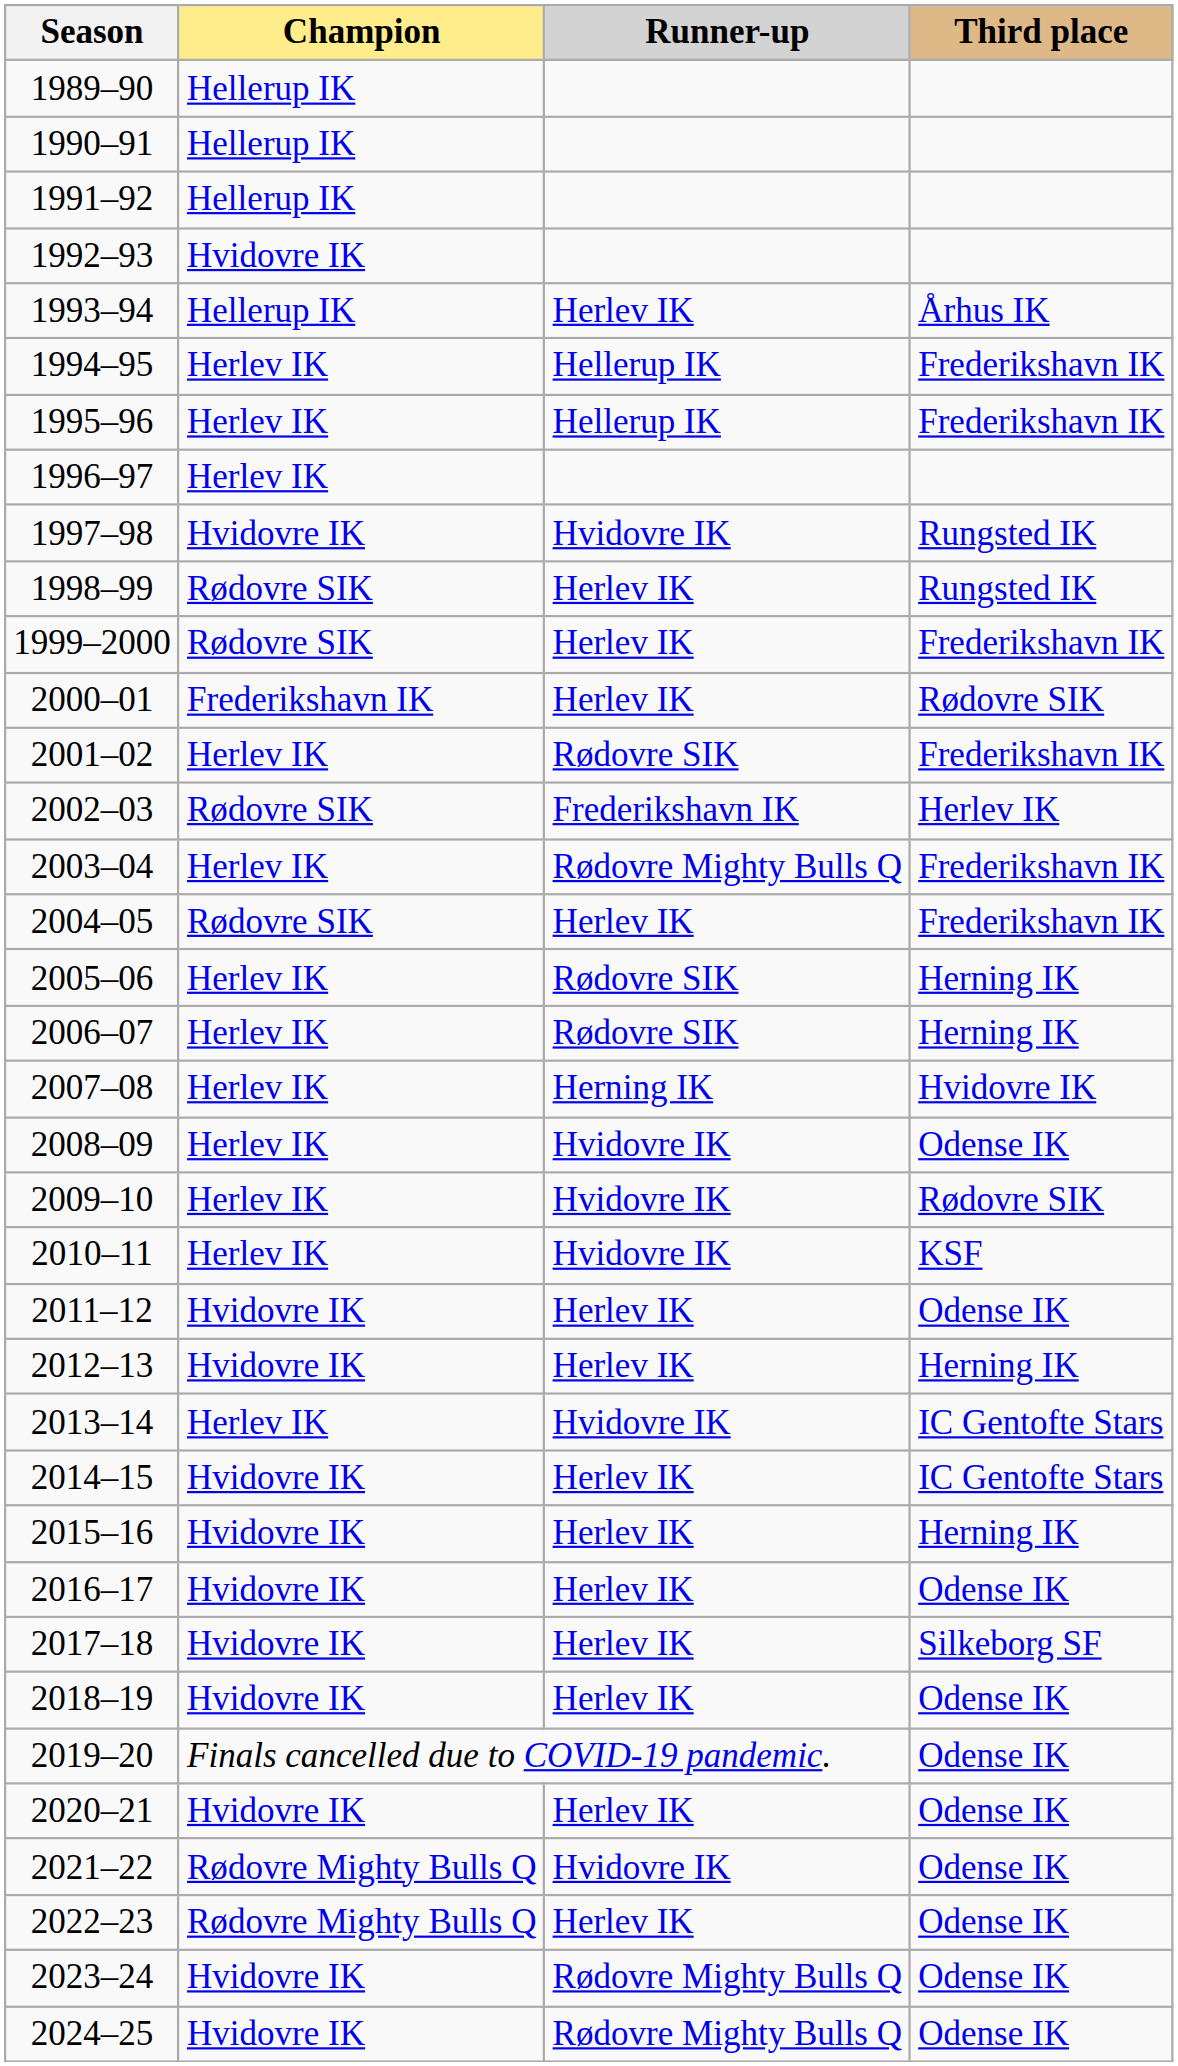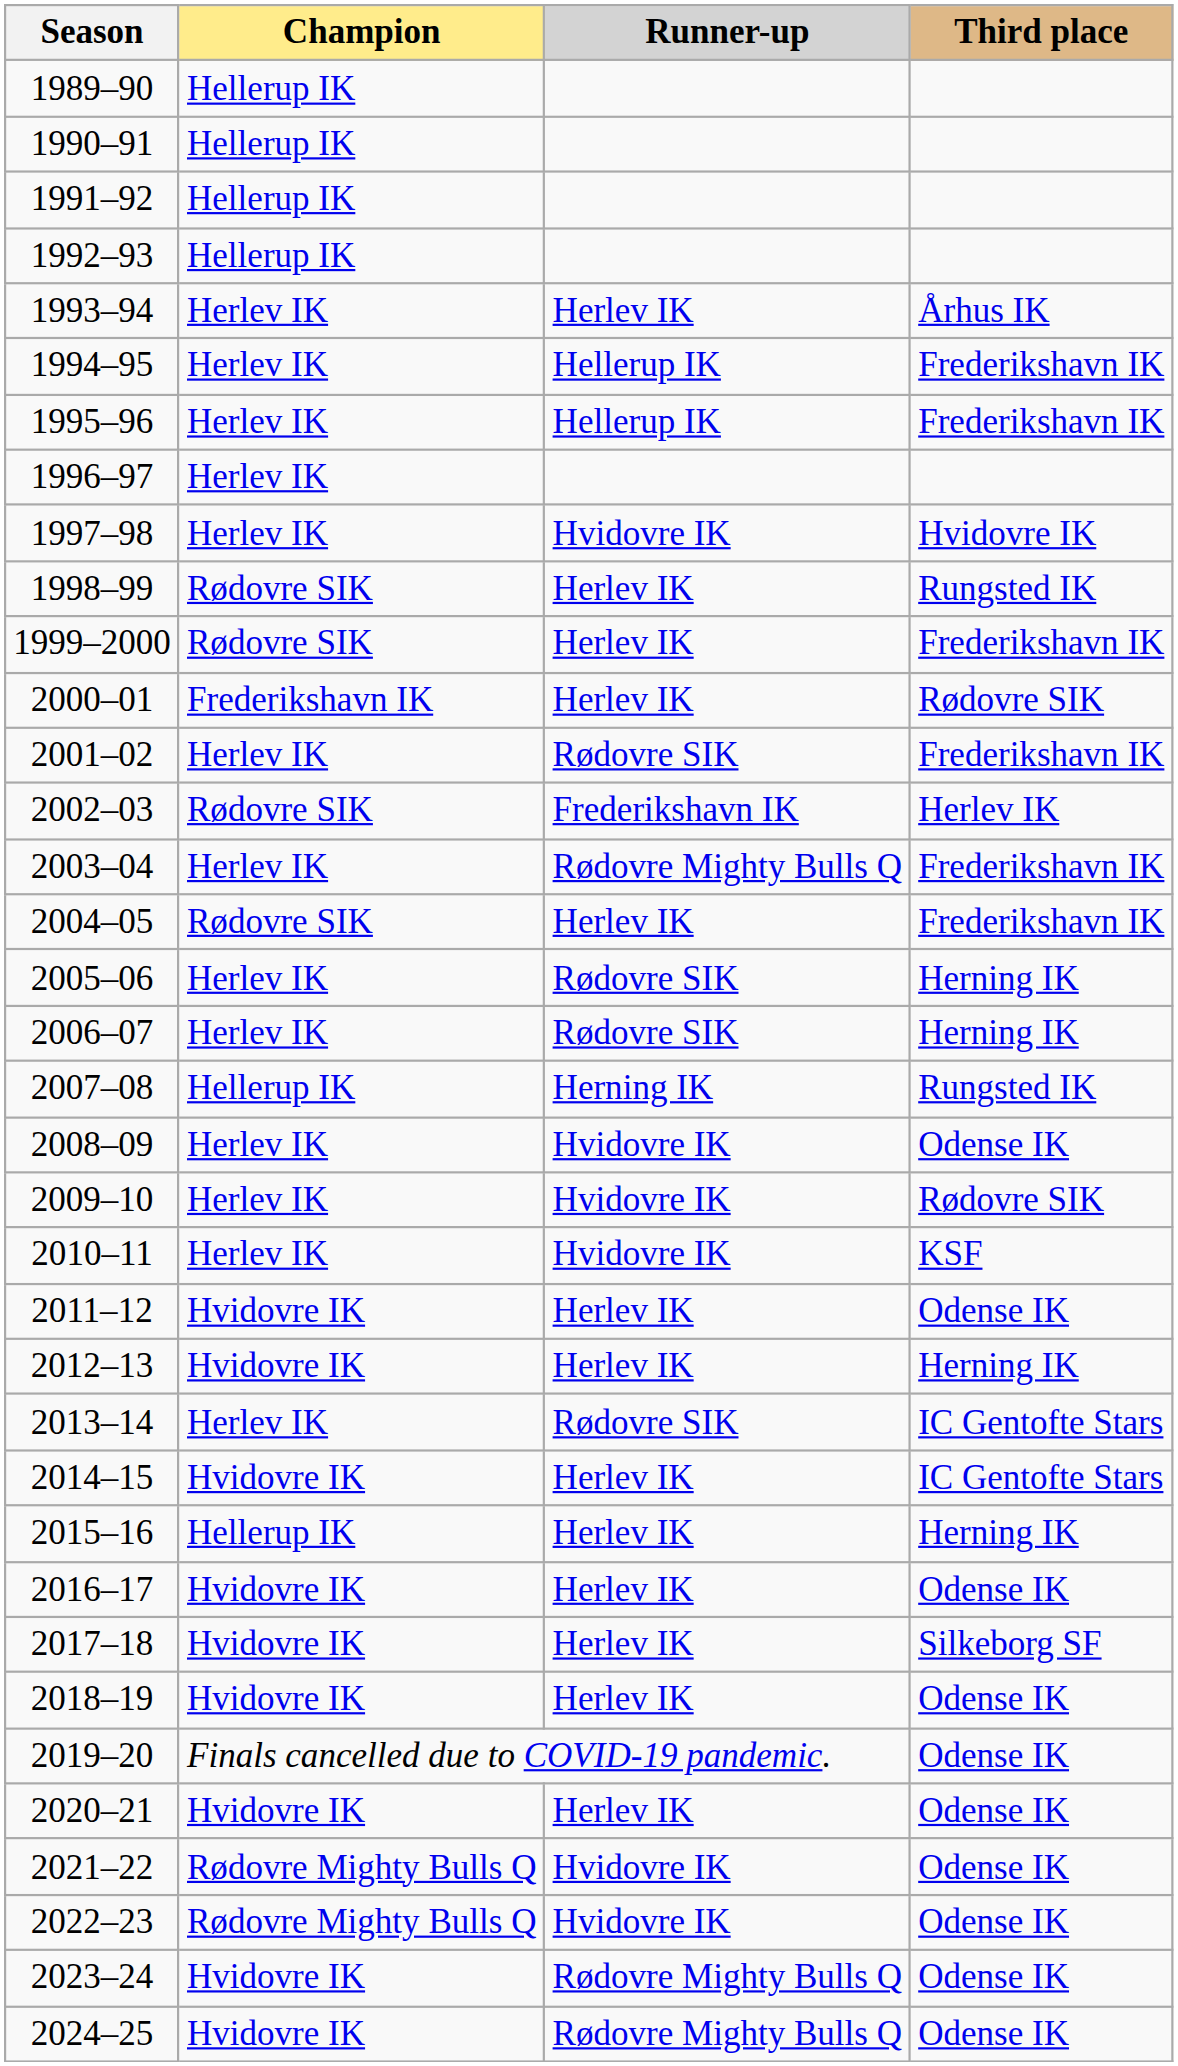(276, 254) Hvidovre IK -> (271, 254) Hellerup IK
(271, 310) Hellerup IK -> (258, 310) Herlev IK
(276, 532) Hvidovre IK -> (258, 532) Herlev IK
(1007, 532) Rungsted IK -> (1007, 532) Hvidovre IK
(258, 1088) Herlev IK -> (271, 1088) Hellerup IK
(1007, 1088) Hvidovre IK -> (1007, 1088) Rungsted IK
(642, 1421) Hvidovre IK -> (646, 1421) Rødovre SIK
(276, 1532) Hvidovre IK -> (271, 1532) Hellerup IK
(623, 1921) Herlev IK -> (642, 1921) Hvidovre IK
